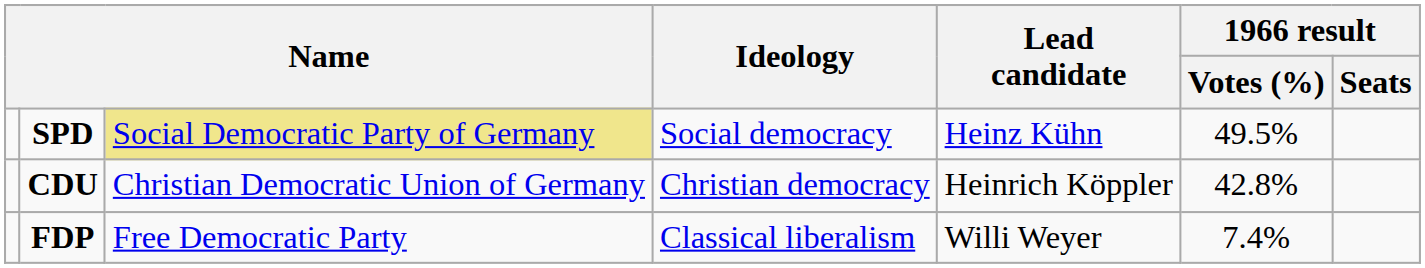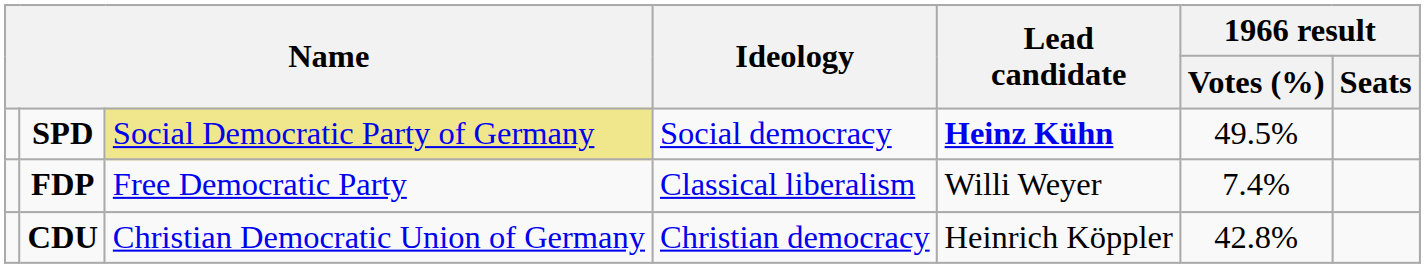(1024, 133) normal -> (1029, 133) bold
rows swapped: (63, 184) <-> (63, 236)
